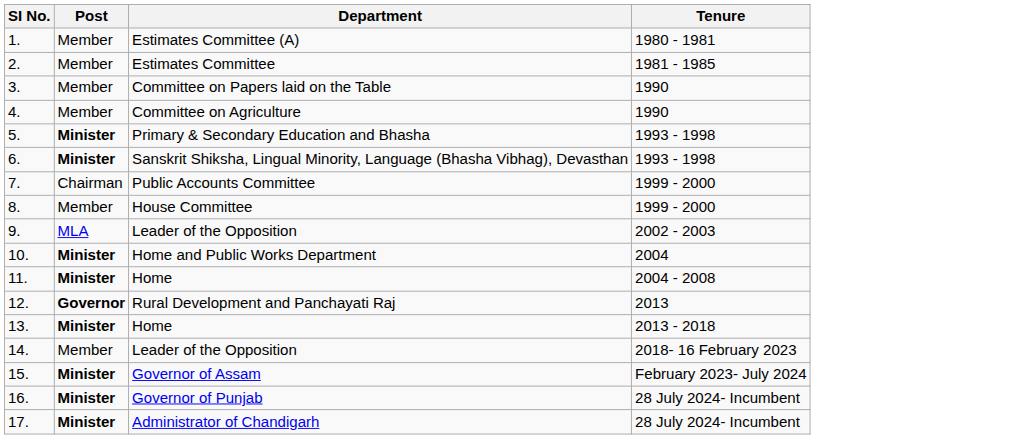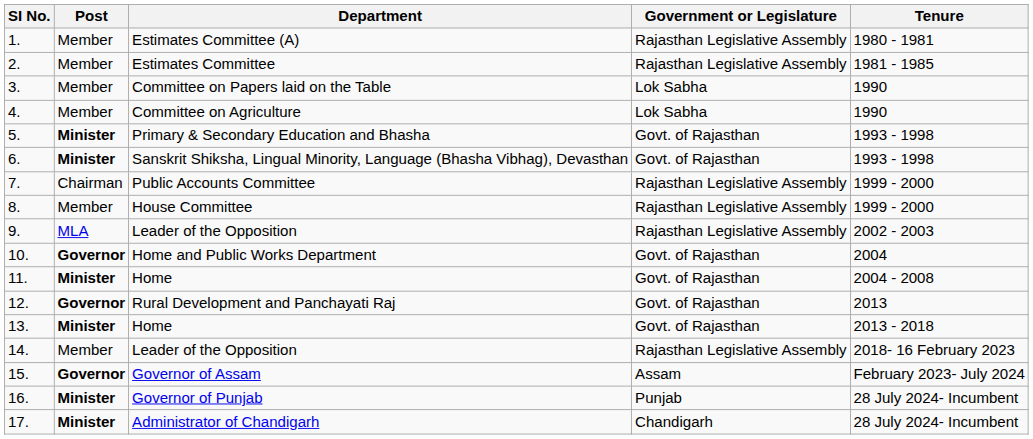+ column: (741, 16)
(86, 254) Minister -> (91, 254) Governor
(86, 374) Minister -> (91, 374) Governor
